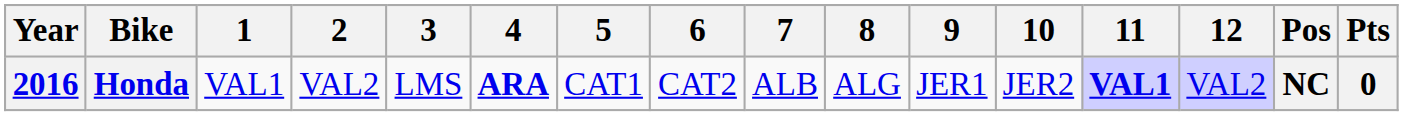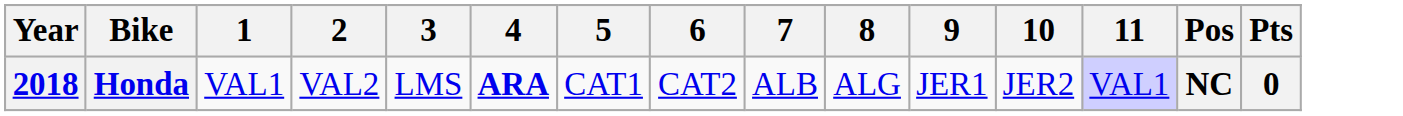- column: (1226, 30)
(46, 82) 2016 -> (46, 82) 2018
(1130, 82) bold -> (1129, 82) normal
